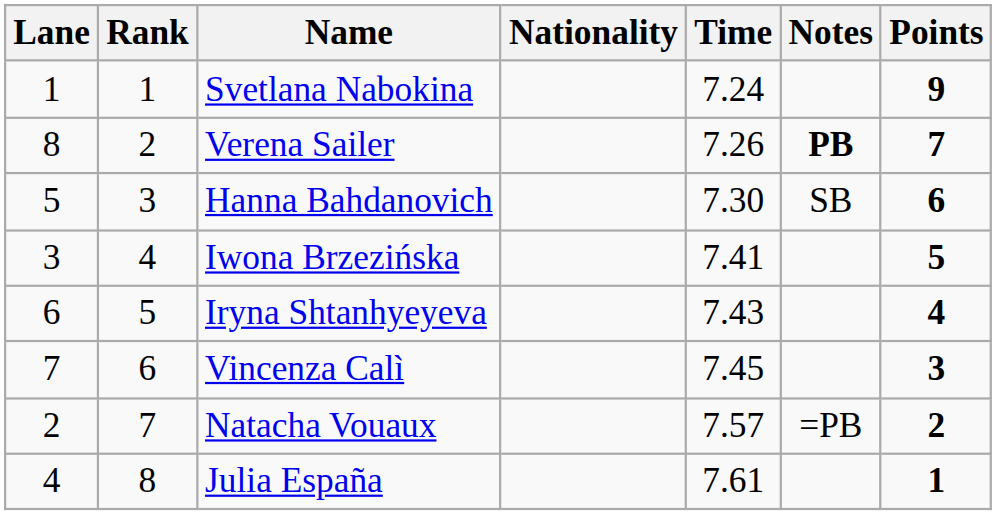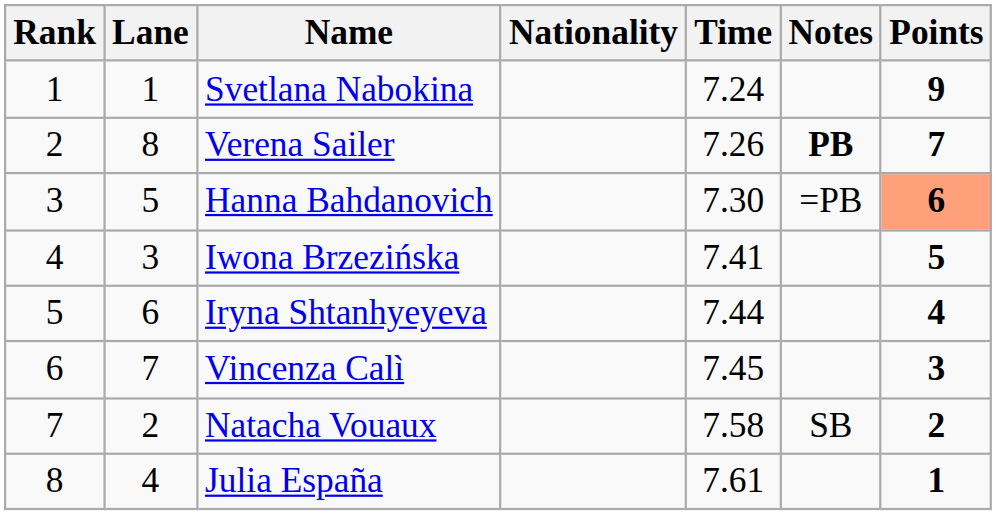columns swapped: (147, 32) <-> (52, 32)
(831, 200) SB -> (831, 200) =PB
(936, 200) no background -> (936, 200) lightsalmon background
(733, 312) 7.43 -> (733, 312) 7.44
(733, 425) 7.57 -> (733, 425) 7.58
(831, 425) =PB -> (831, 425) SB
